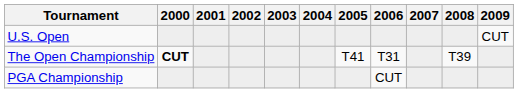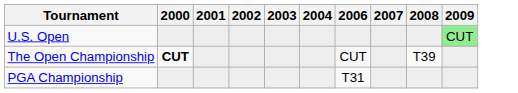- column: (353, 15)
(495, 36) no background -> (460, 36) lightgreen background
(389, 57) T31 -> (353, 57) CUT
(389, 78) CUT -> (353, 78) T31
